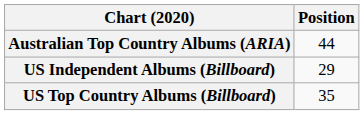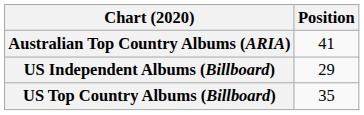(326, 43) 44 -> (326, 43) 41
